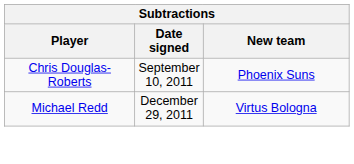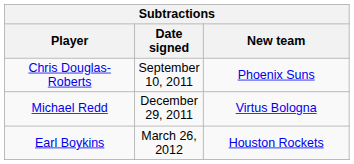+ row: (70, 142)
